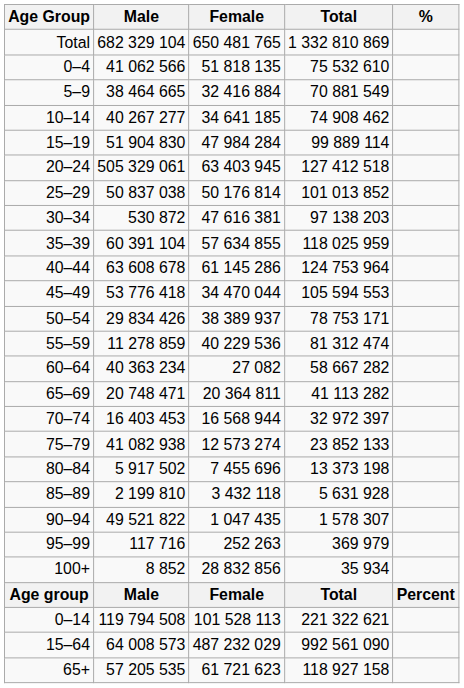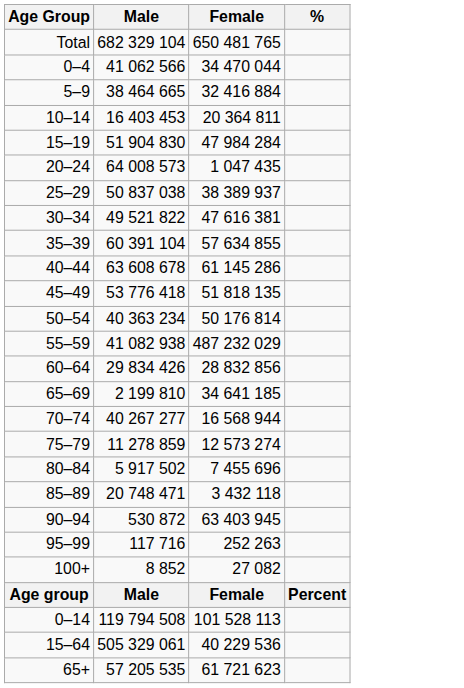- column: (339, 17)
(241, 67) 51 818 135 -> (241, 67) 34 470 044
(146, 117) 40 267 277 -> (146, 117) 16 403 453
(241, 117) 34 641 185 -> (242, 117) 20 364 811
(141, 167) 505 329 061 -> (146, 167) 64 008 573
(241, 167) 63 403 945 -> (246, 167) 1 047 435
(241, 192) 50 176 814 -> (241, 192) 38 389 937
(157, 218) 530 872 -> (146, 218) 49 521 822
(241, 293) 34 470 044 -> (241, 293) 51 818 135
(146, 318) 29 834 426 -> (146, 318) 40 363 234
(241, 318) 38 389 937 -> (241, 318) 50 176 814
(146, 343) 11 278 859 -> (146, 343) 41 082 938
(241, 343) 40 229 536 -> (237, 343) 487 232 029
(146, 368) 40 363 234 -> (146, 368) 29 834 426
(257, 368) 27 082 -> (241, 368) 28 832 856
(146, 393) 20 748 471 -> (150, 393) 2 199 810
(242, 393) 20 364 811 -> (241, 393) 34 641 185
(146, 419) 16 403 453 -> (146, 419) 40 267 277
(146, 444) 41 082 938 -> (146, 444) 11 278 859
(150, 494) 2 199 810 -> (146, 494) 20 748 471
(146, 519) 49 521 822 -> (157, 519) 530 872
(246, 519) 1 047 435 -> (241, 519) 63 403 945
(241, 569) 28 832 856 -> (257, 569) 27 082
(146, 645) 64 008 573 -> (141, 645) 505 329 061
(237, 645) 487 232 029 -> (241, 645) 40 229 536
